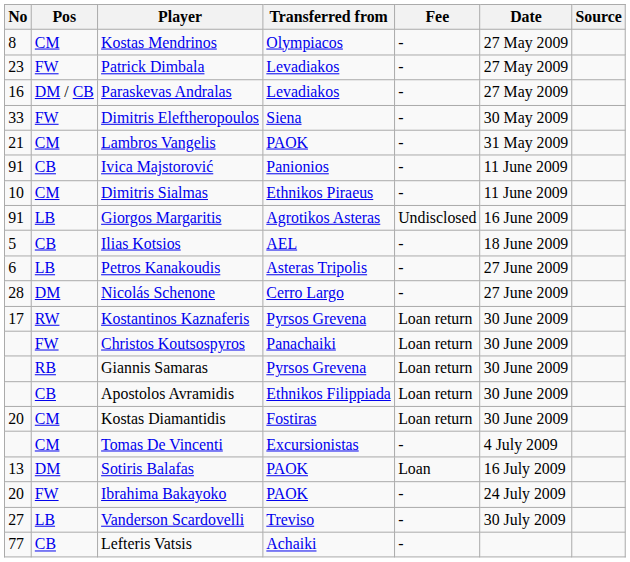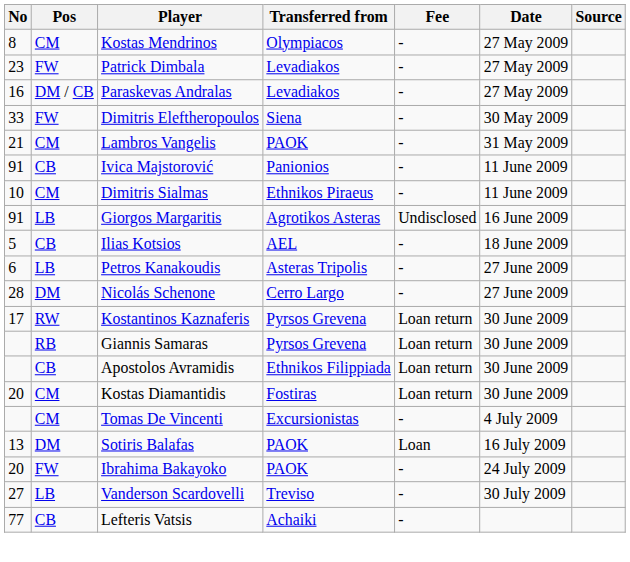- row: (173, 343)
